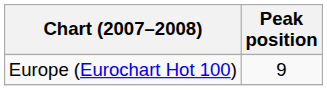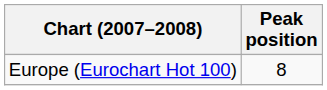(282, 69) 9 -> (282, 69) 8
